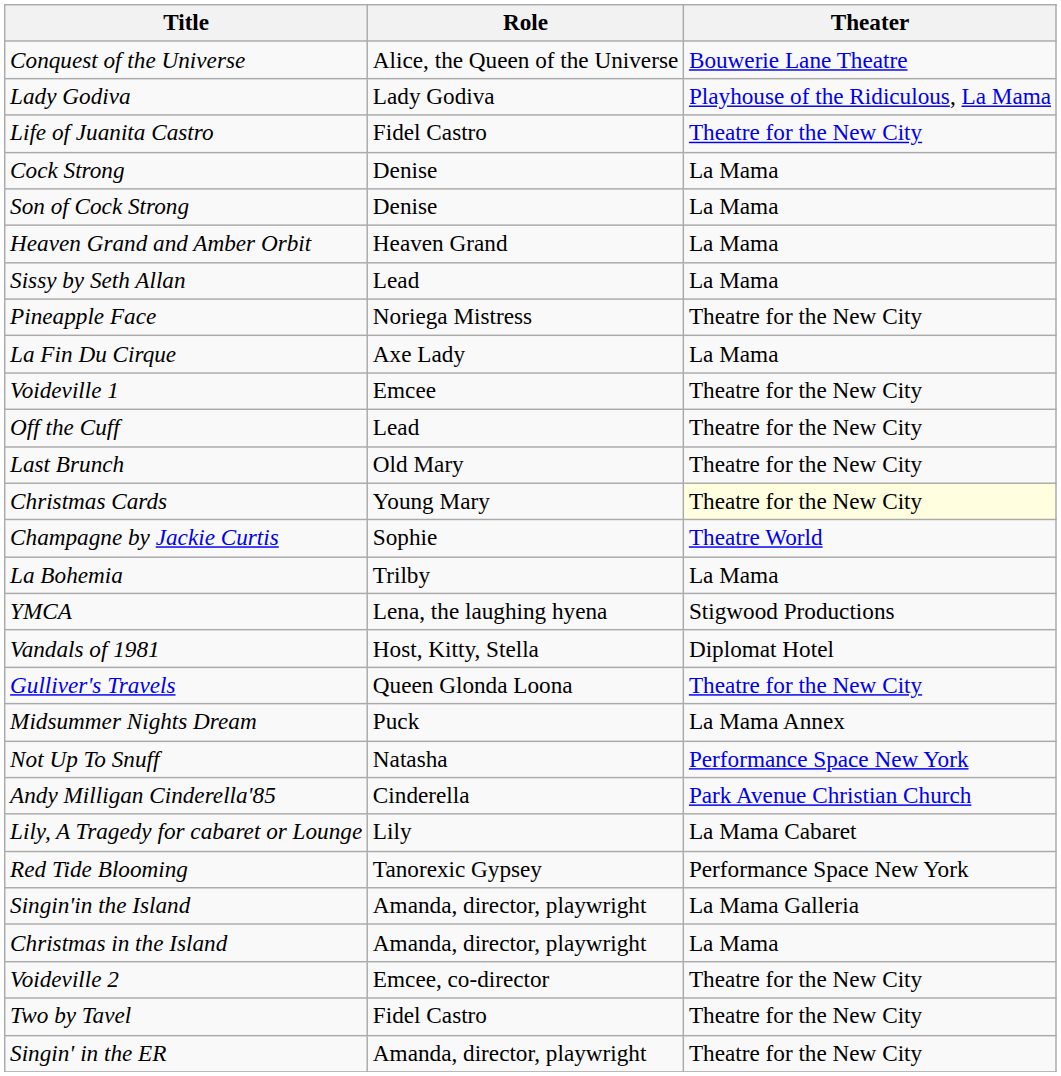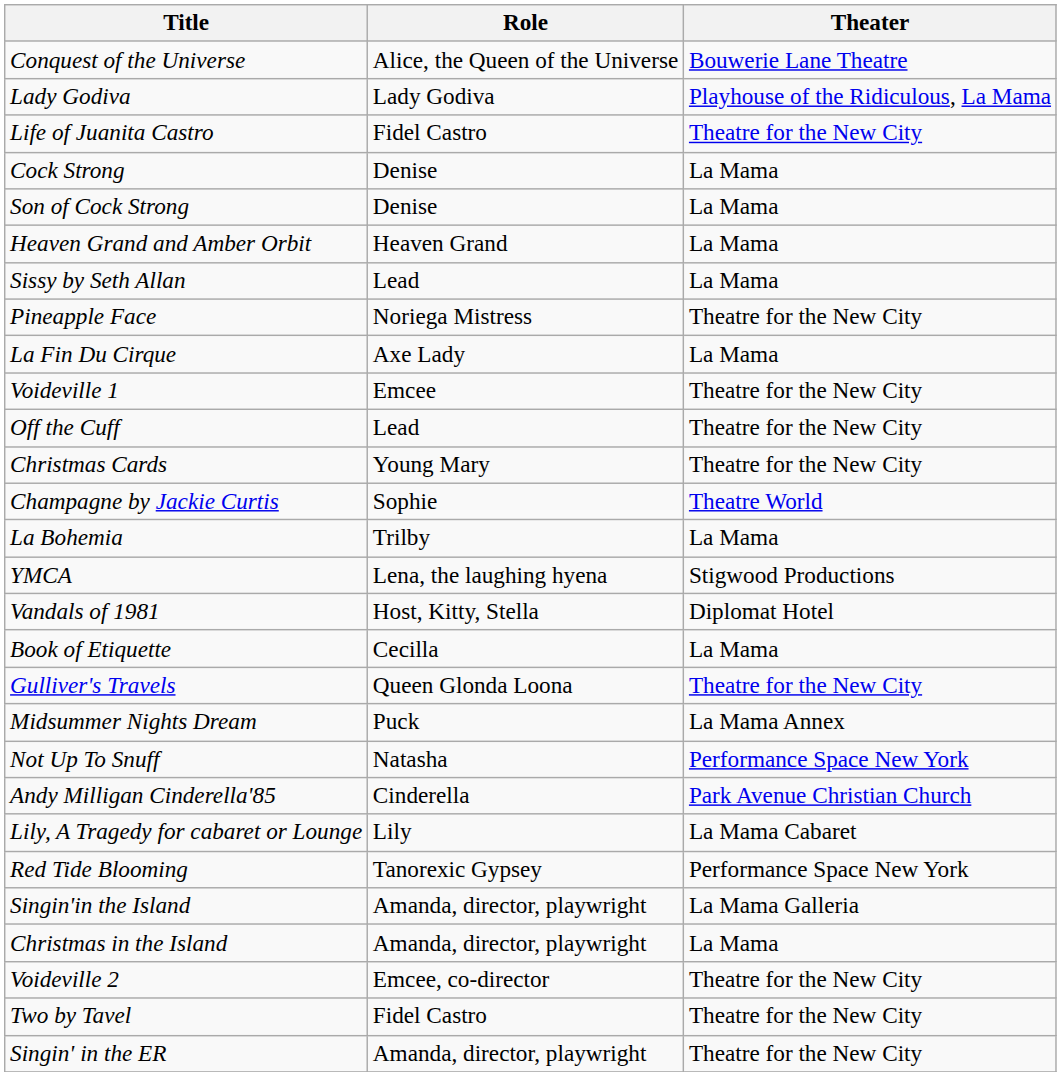- row: (67, 464)
(806, 501) lightyellow background -> (806, 464) no background
+ row: (91, 648)
